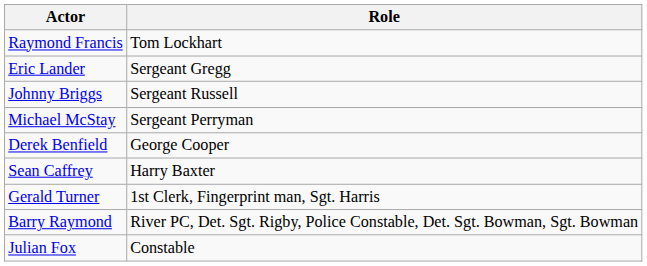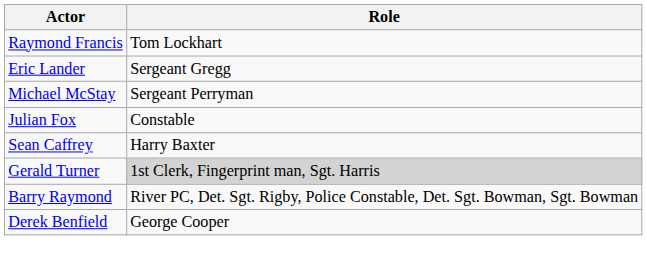- row: (55, 94)
rows swapped: (42, 247) <-> (58, 145)
(255, 196) no background -> (255, 171) lightgrey background
